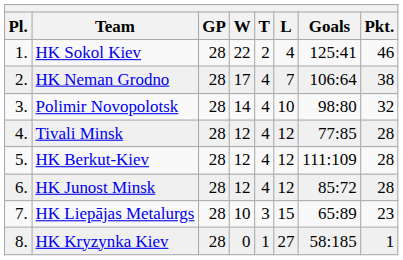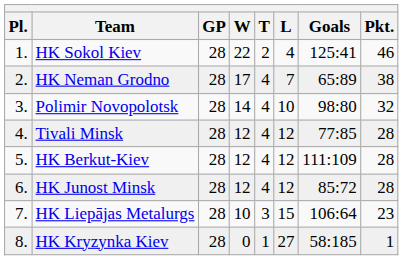(333, 79) 106:64 -> (337, 79) 65:89
(337, 214) 65:89 -> (333, 214) 106:64
